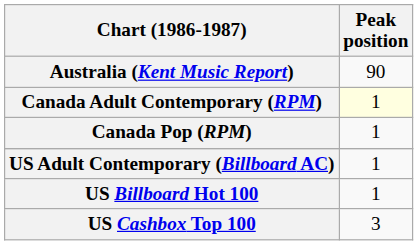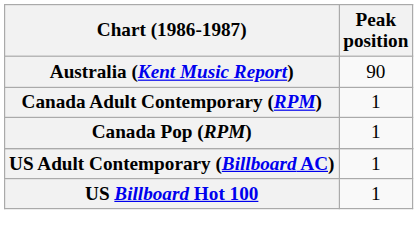(376, 102) lightyellow background -> (376, 102) no background
- row: (172, 224)
